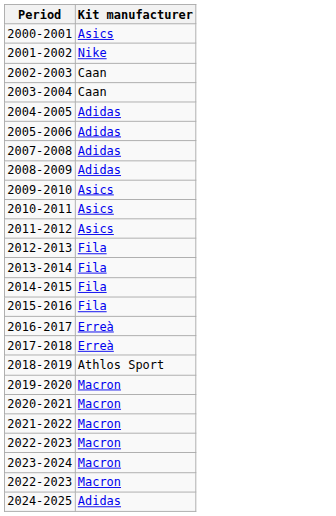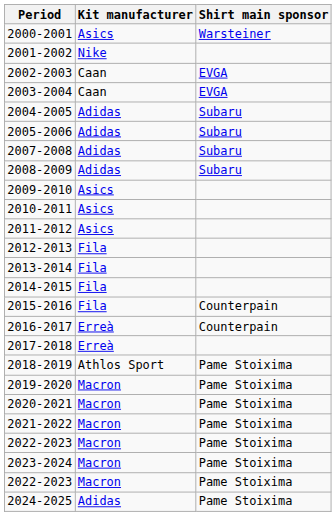+ column: (264, 14)
